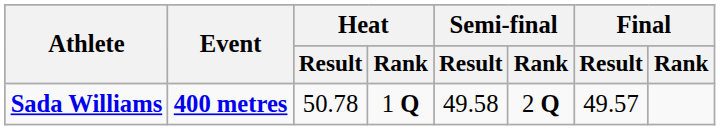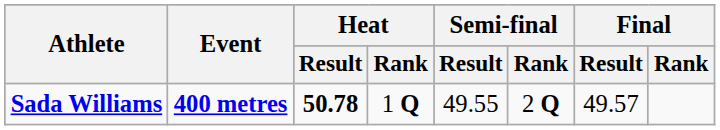(331, 104) normal -> (331, 104) bold
(471, 104) 49.58 -> (471, 104) 49.55
